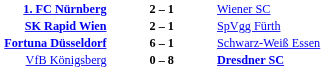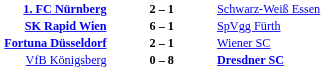(244, 9) Wiener SC -> (269, 9) Schwarz-Weiß Essen
(162, 26) 2 – 1 -> (162, 26) 6 – 1
(162, 43) 6 – 1 -> (162, 43) 2 – 1
(269, 43) Schwarz-Weiß Essen -> (244, 43) Wiener SC
